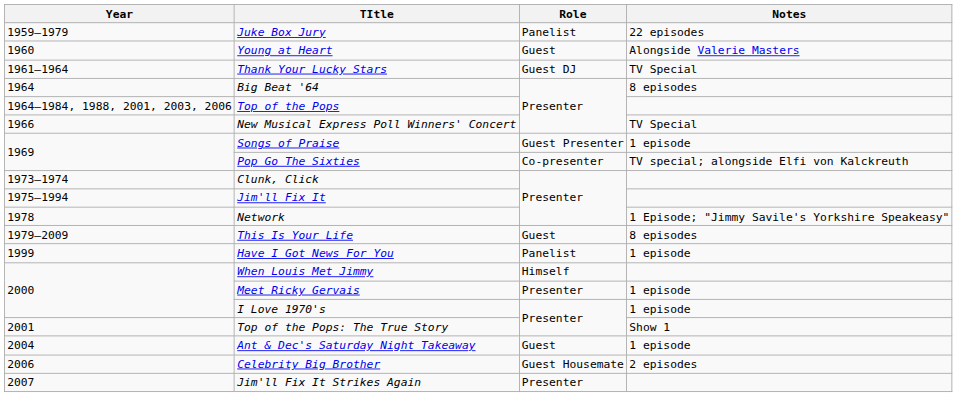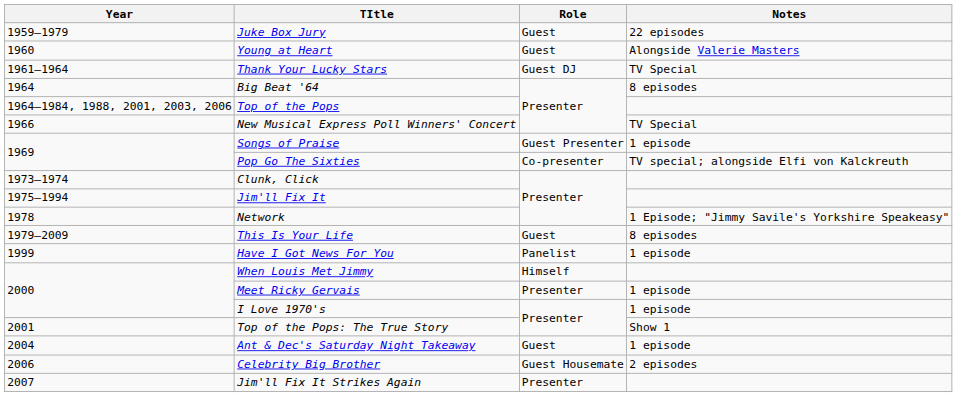(549, 32) Panelist -> (539, 32) Guest
